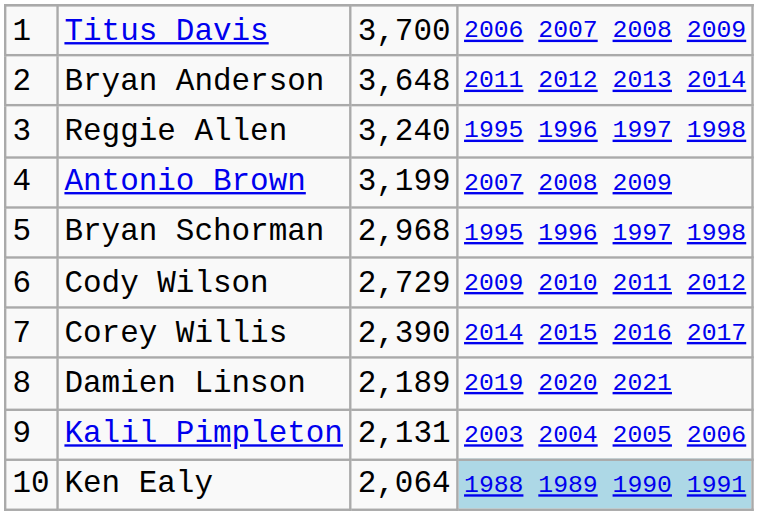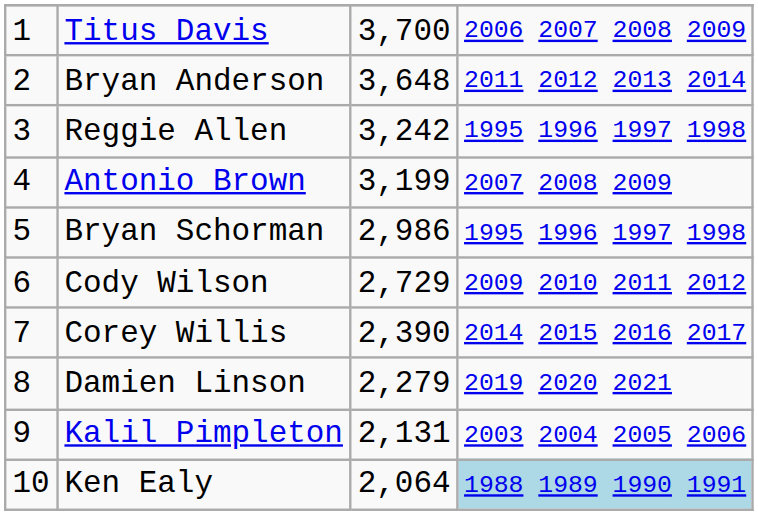(404, 131) 3,240 -> (404, 131) 3,242
(404, 232) 2,968 -> (404, 232) 2,986
(404, 383) 2,189 -> (404, 383) 2,279
